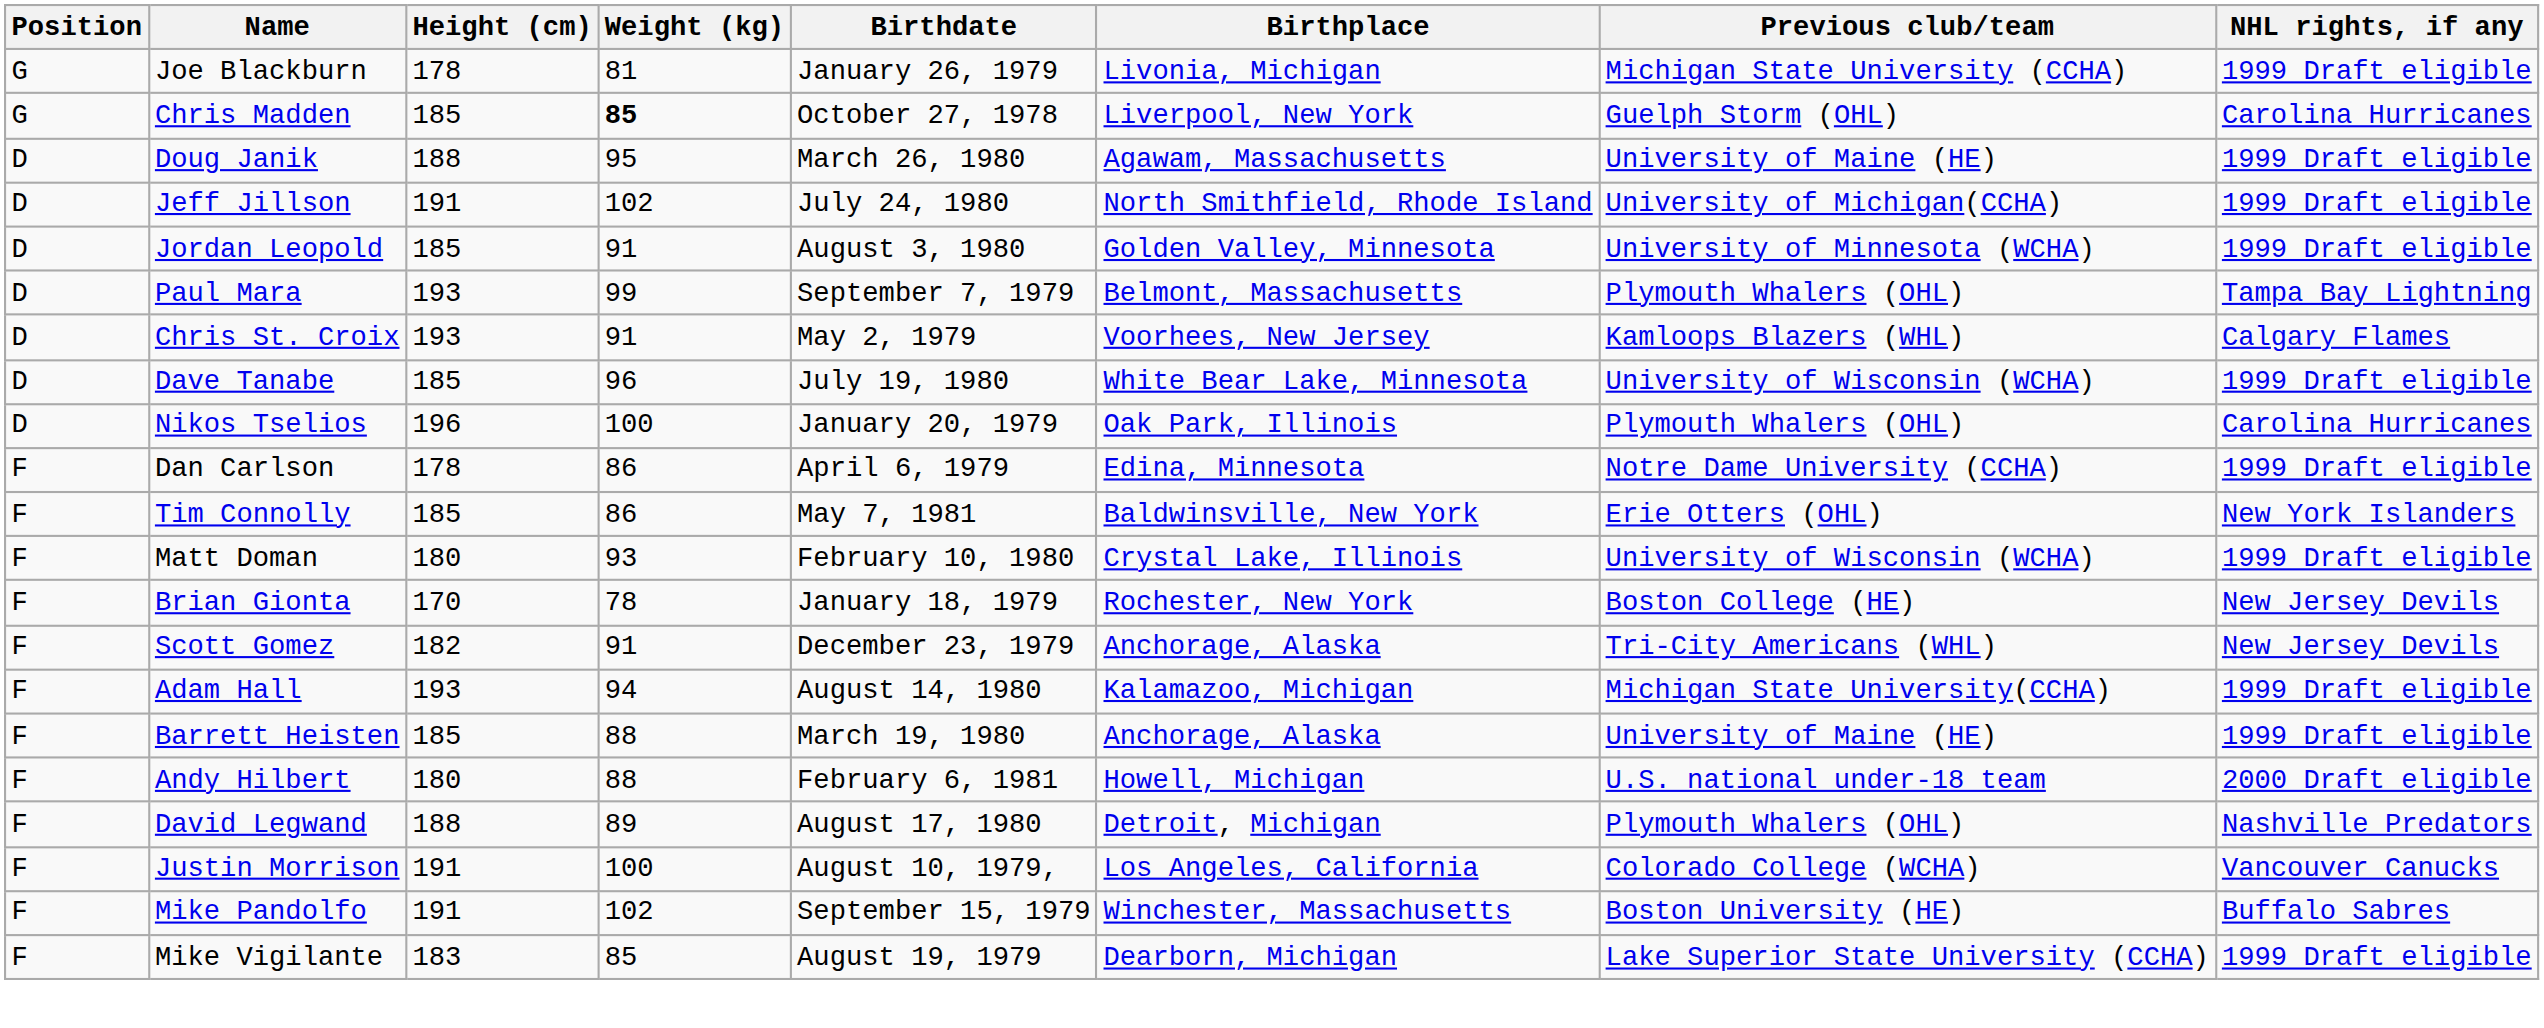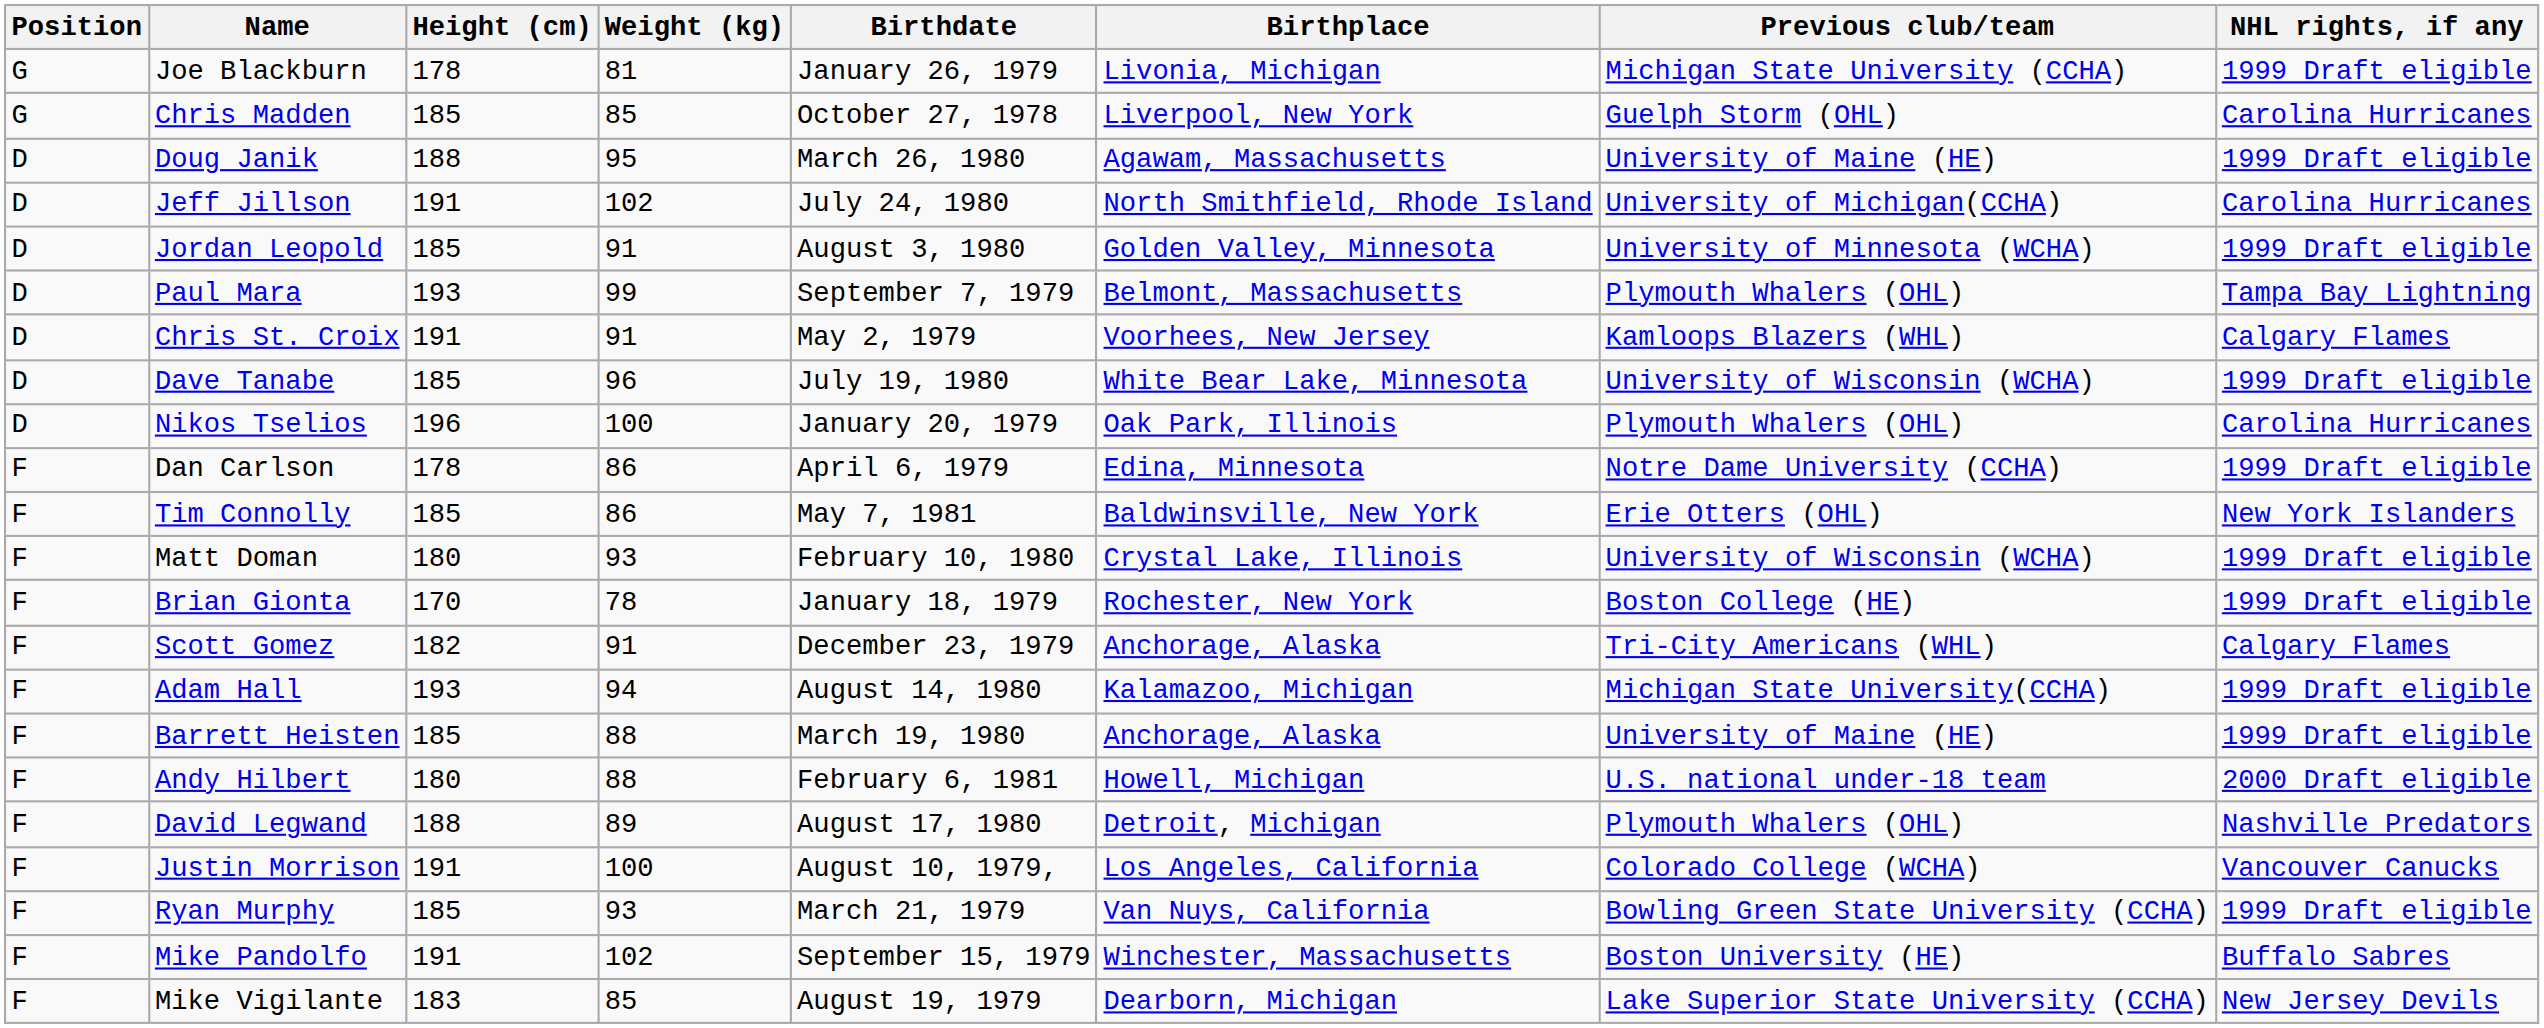(621, 116) bold -> (621, 116) normal
(2377, 204) 1999 Draft eligible -> (2377, 204) Carolina Hurricanes
(437, 337) 193 -> (437, 337) 191
(2360, 603) New Jersey Devils -> (2377, 603) 1999 Draft eligible
(2360, 647) New Jersey Devils -> (2336, 647) Calgary Flames
+ row: (245, 913)
(2377, 957) 1999 Draft eligible -> (2360, 1001) New Jersey Devils
